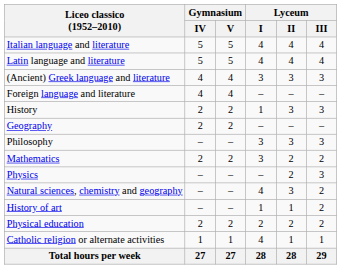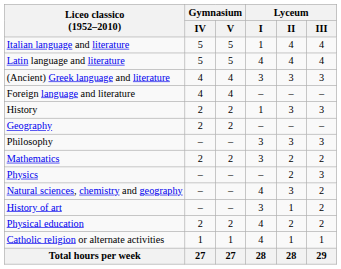(261, 45) 4 -> (261, 45) 1
(261, 207) 1 -> (261, 207) 3
(261, 223) 2 -> (261, 223) 4
